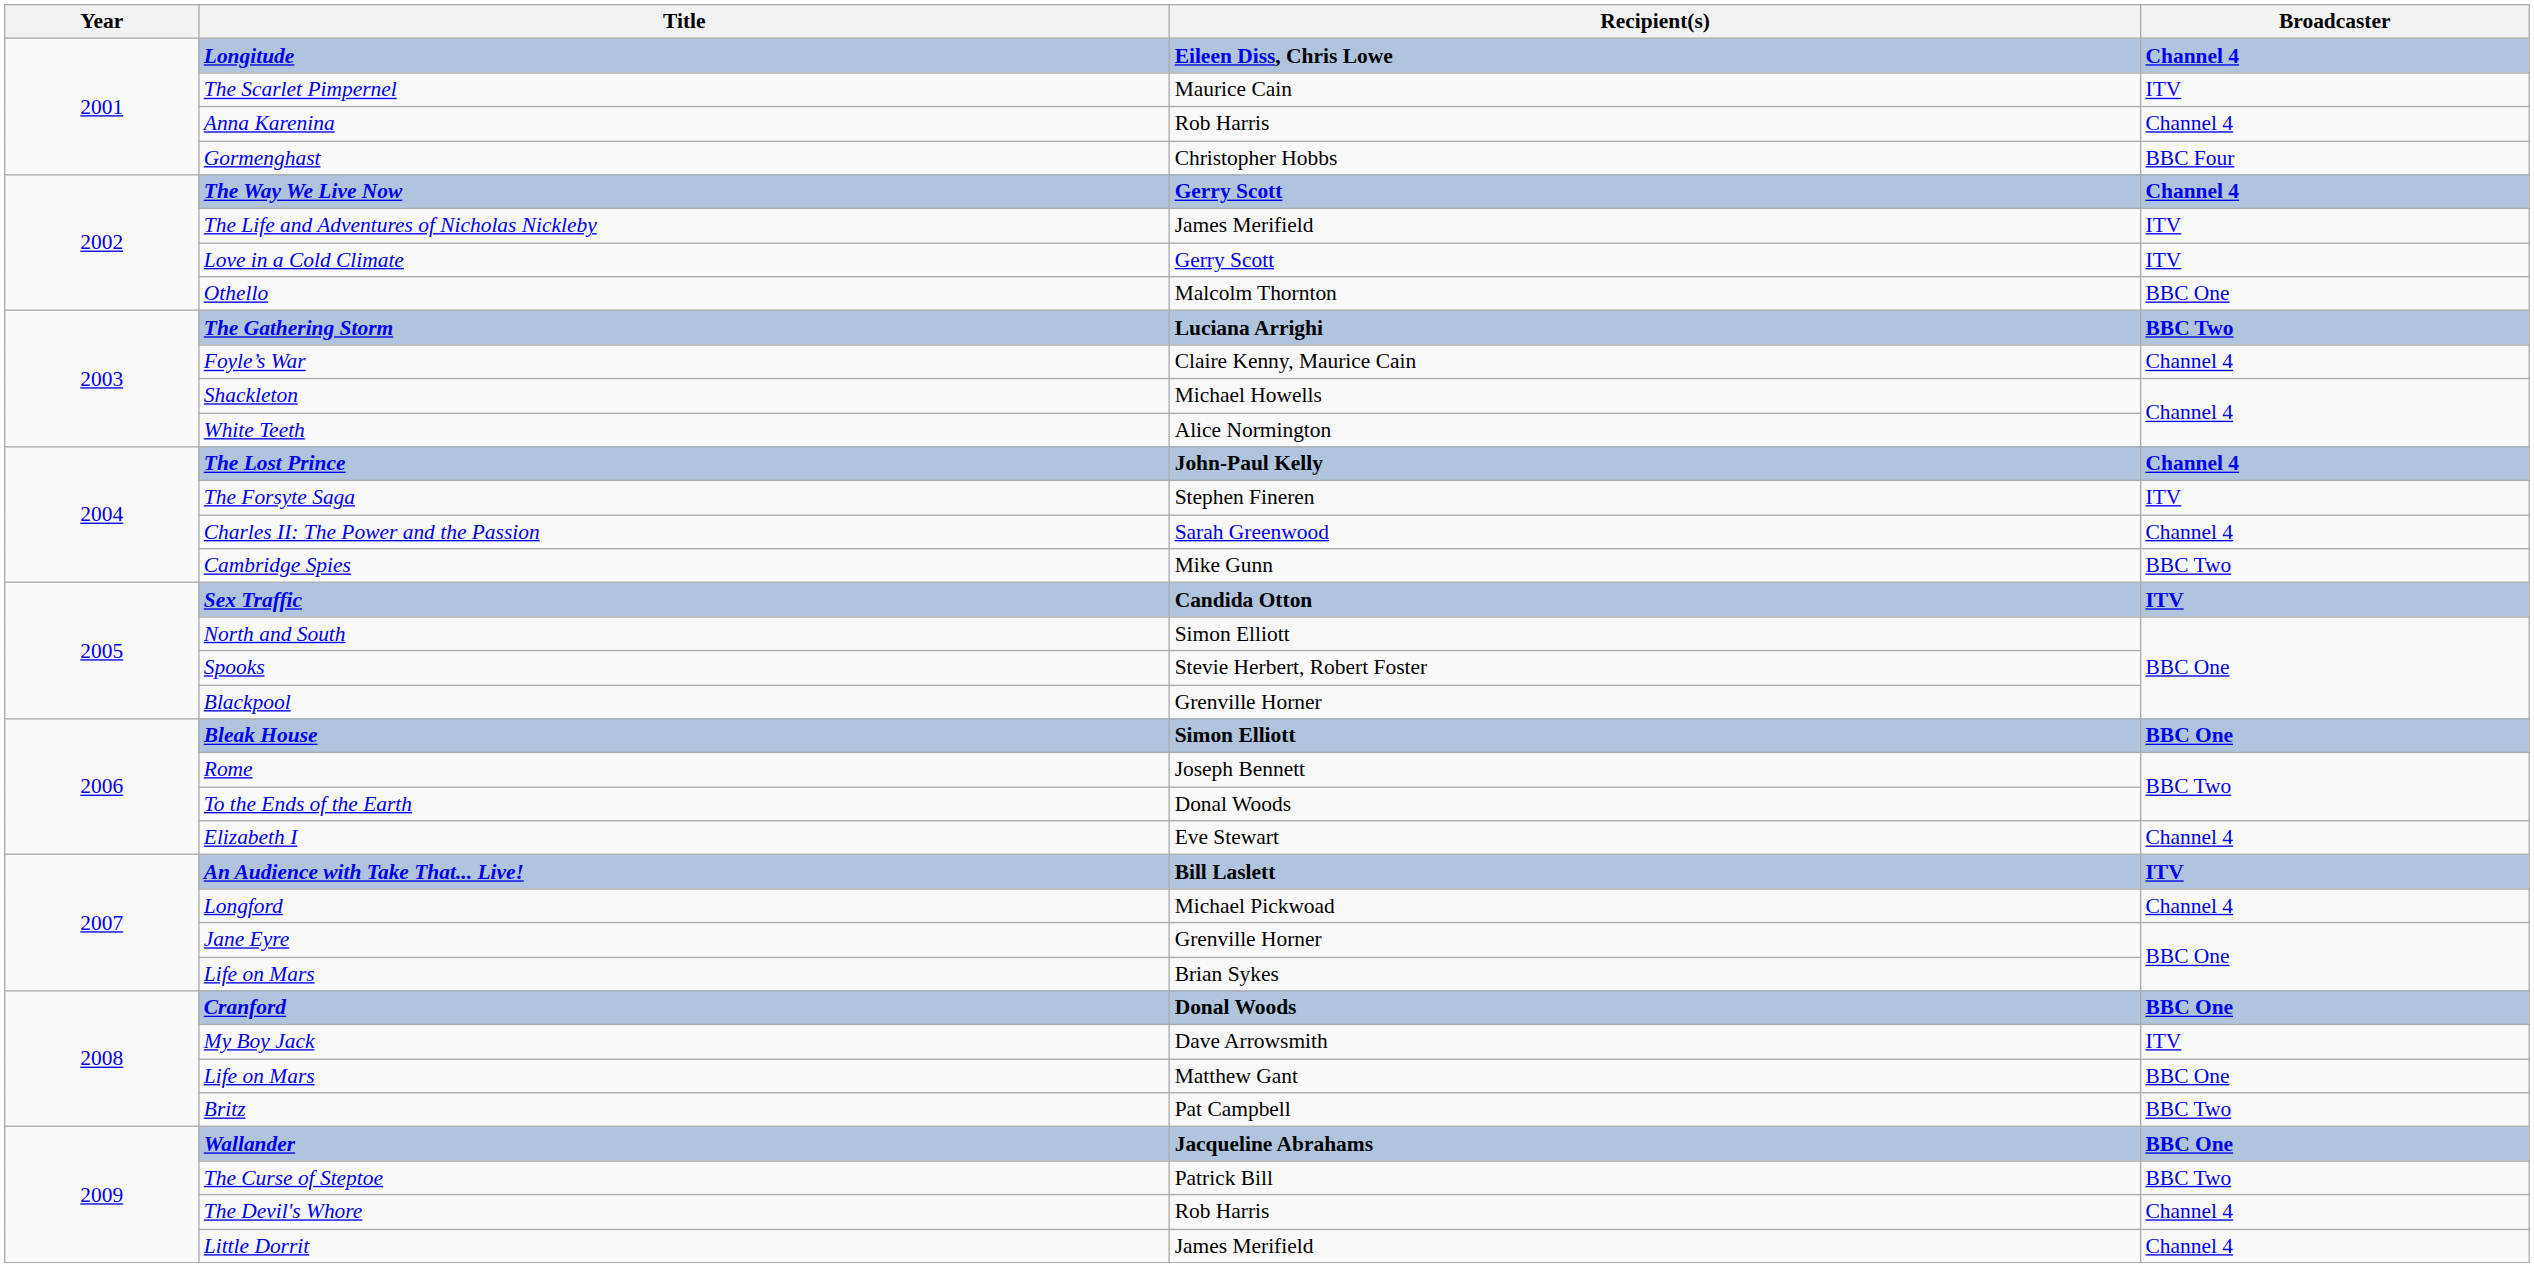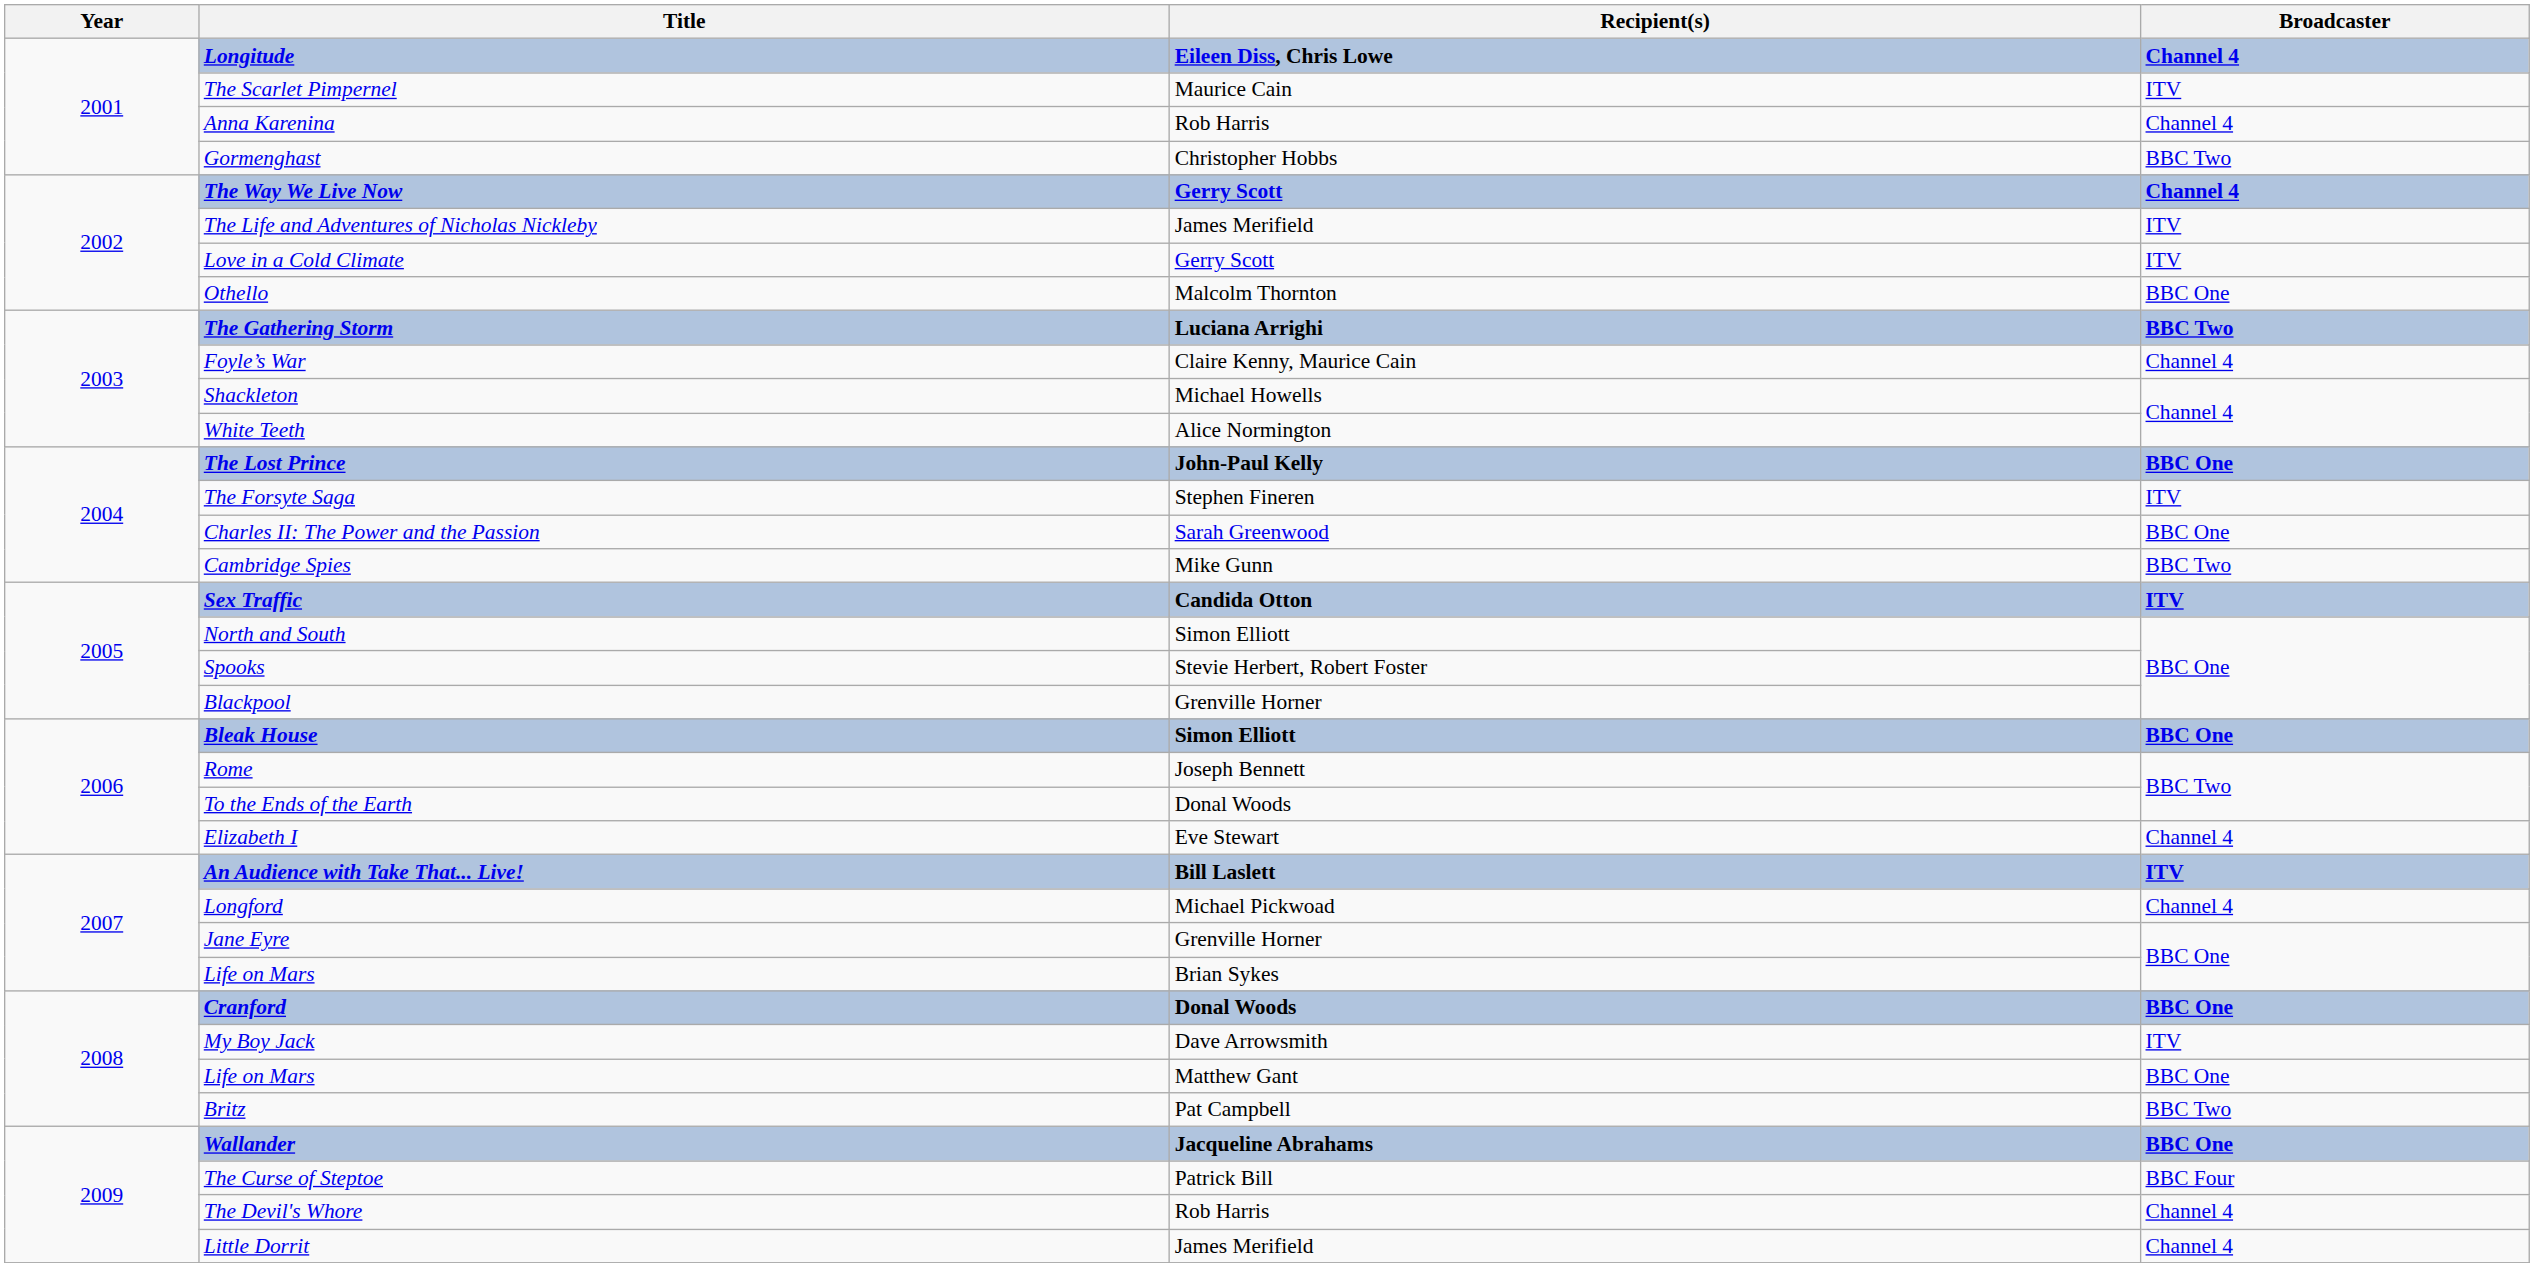(2190, 157) BBC Four -> (2188, 157) BBC Two
(2192, 463) Channel 4 -> (2189, 463) BBC One
(2189, 531) Channel 4 -> (2188, 531) BBC One
(2188, 1177) BBC Two -> (2190, 1177) BBC Four
